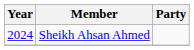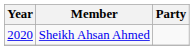(20, 34) 2024 -> (20, 34) 2020
